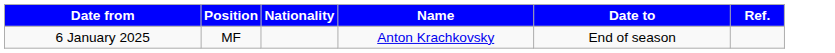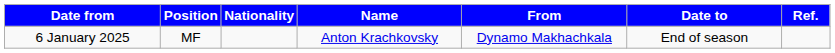+ column: (544, 16)
